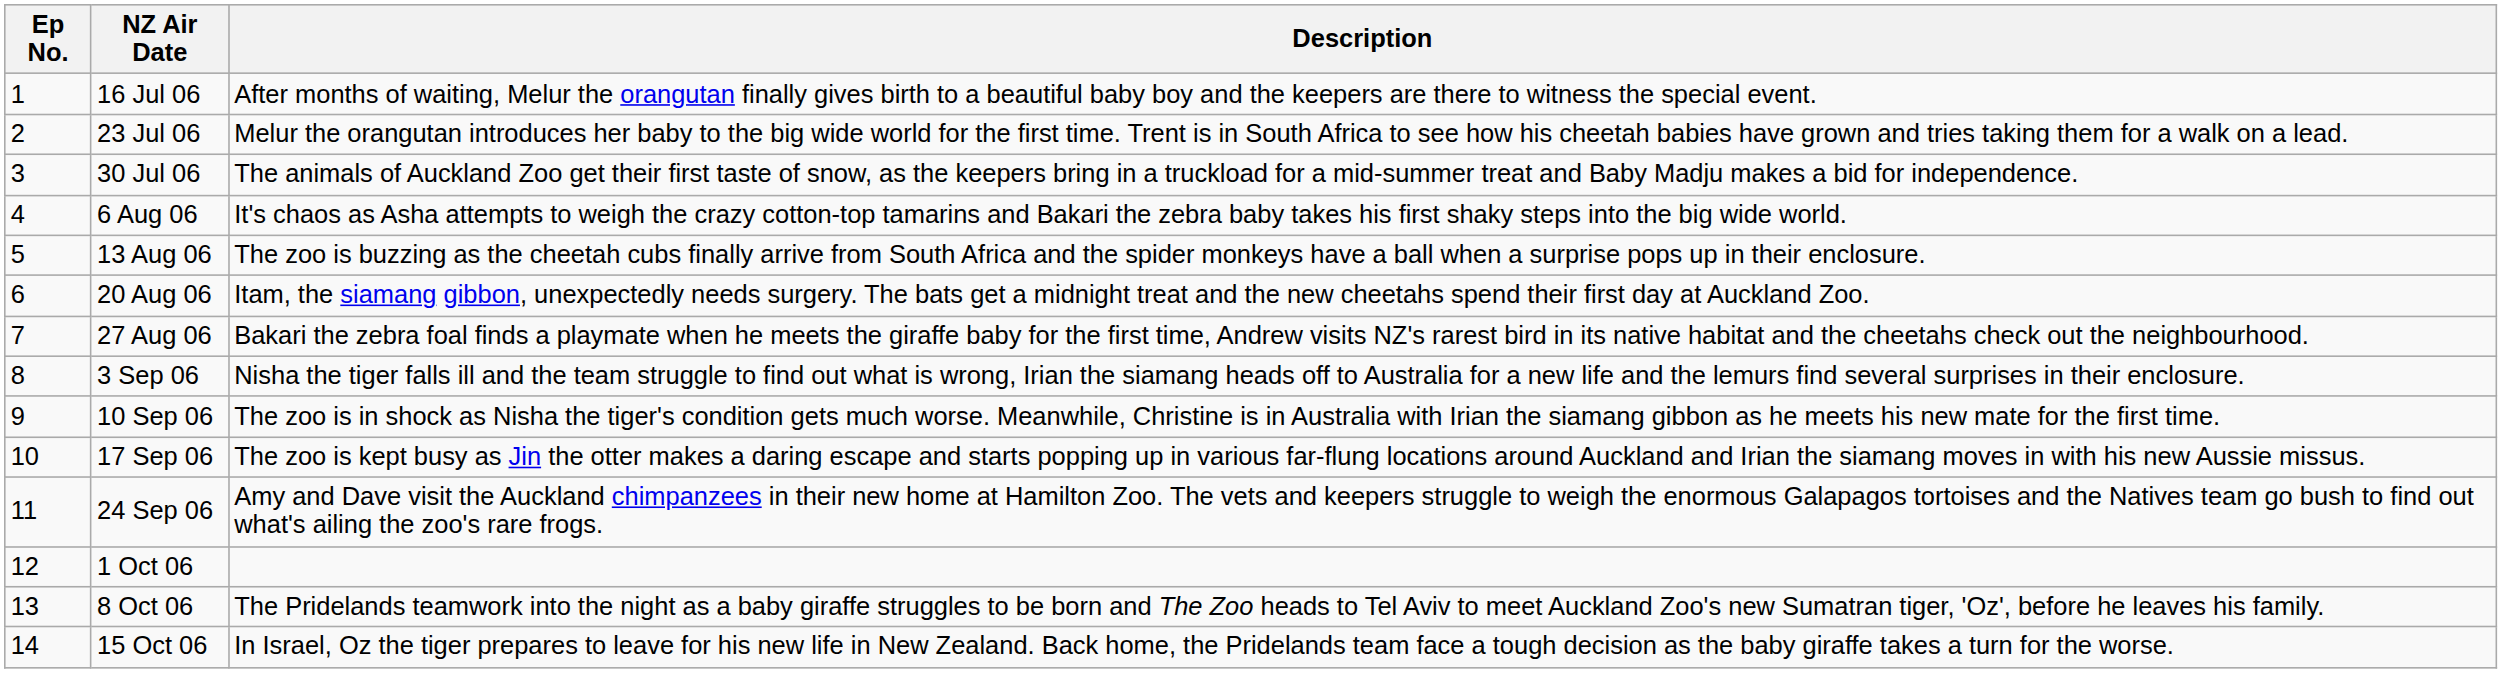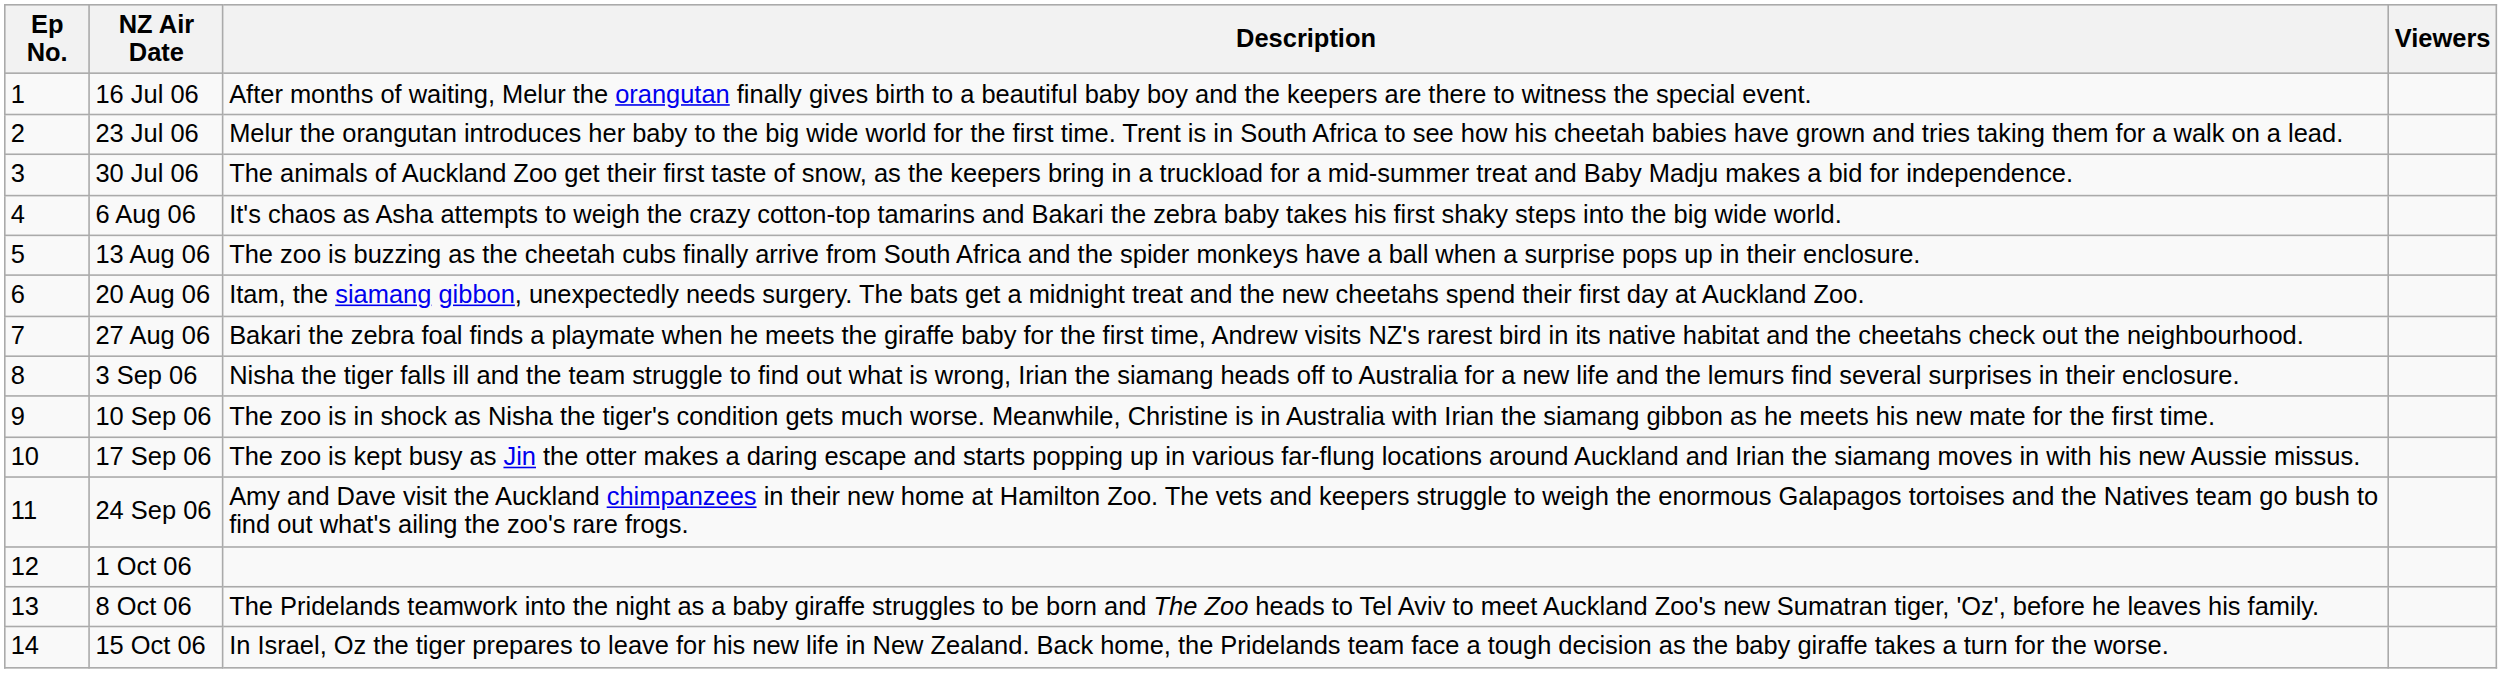+ column: (2443, 38)
